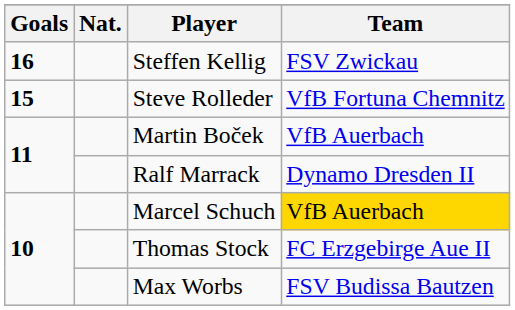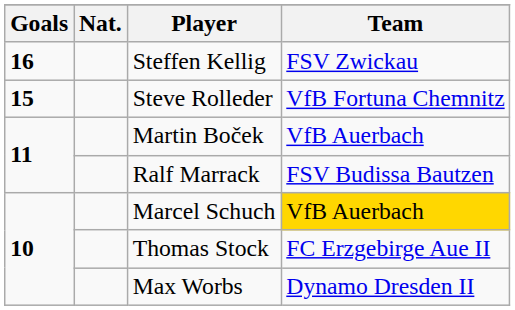(380, 173) Dynamo Dresden II -> (390, 173) FSV Budissa Bautzen
(390, 286) FSV Budissa Bautzen -> (380, 286) Dynamo Dresden II
